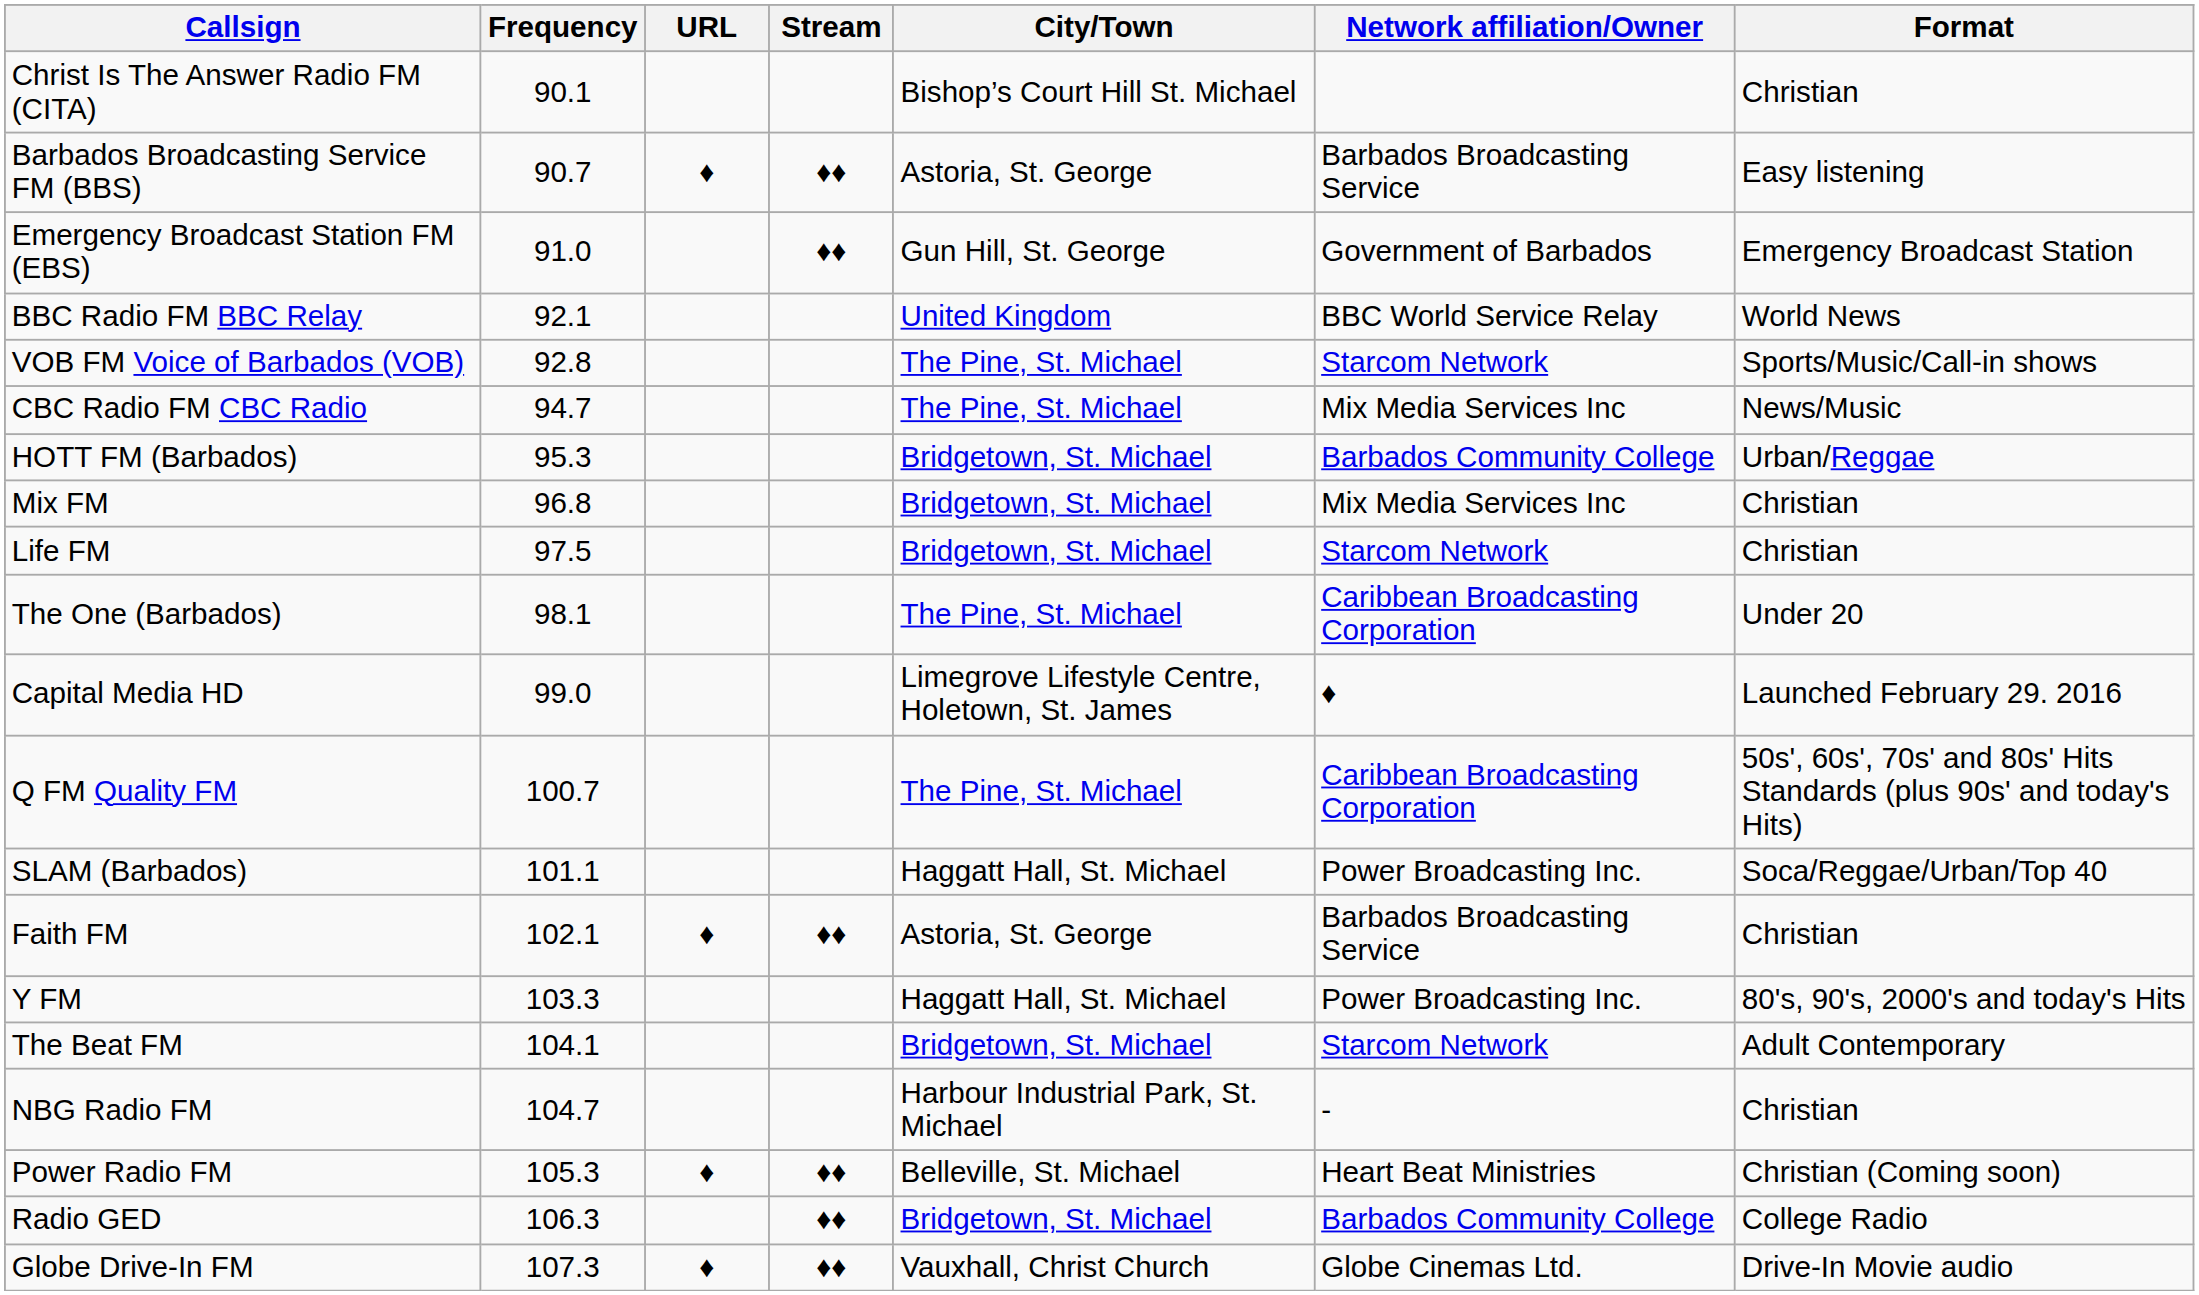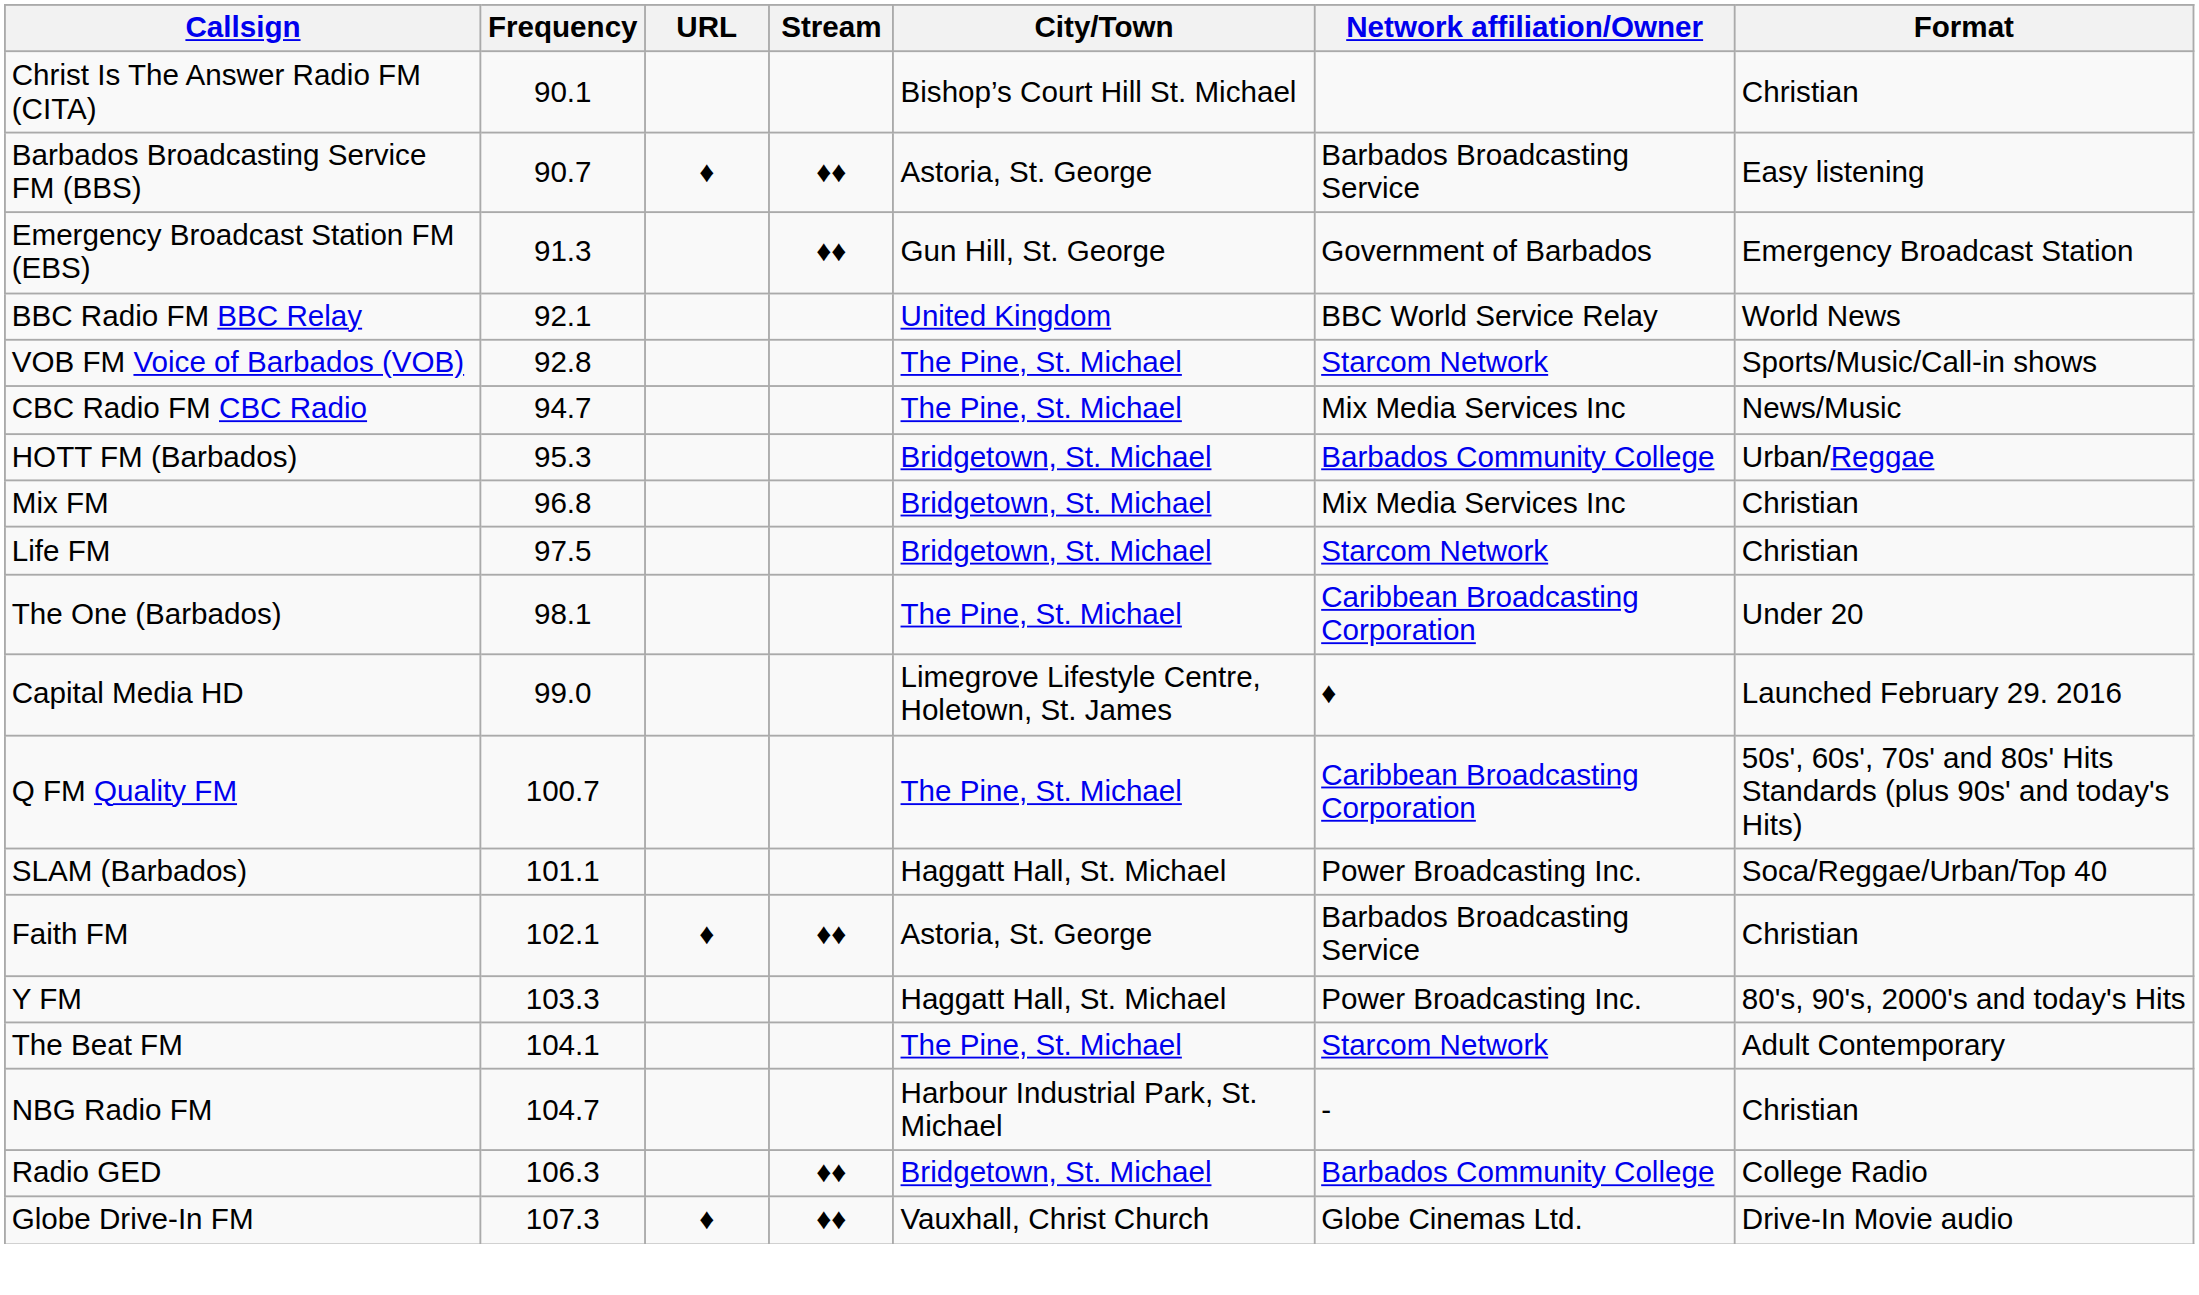(563, 252) 91.0 -> (563, 252) 91.3
(1056, 1045) Bridgetown, St. Michael -> (1041, 1045) The Pine, St. Michael
- row: (122, 1172)
